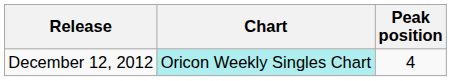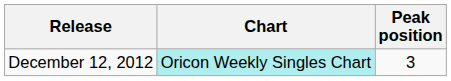(411, 62) 4 -> (411, 62) 3
